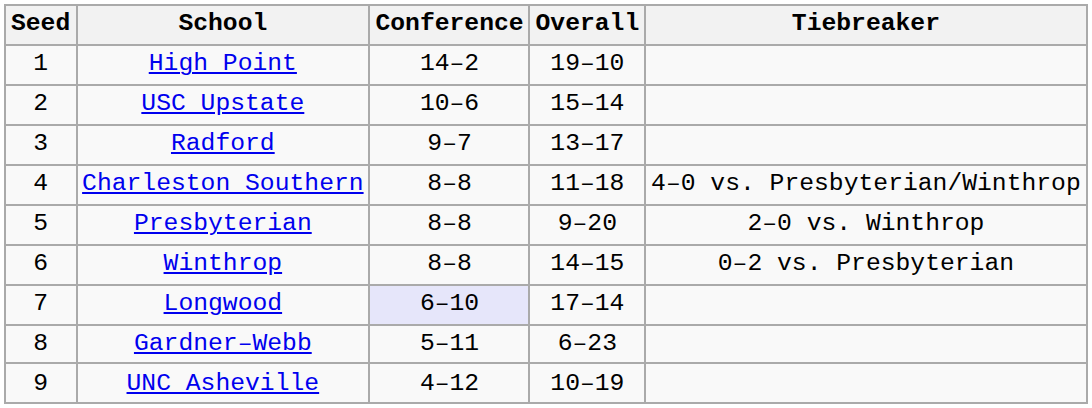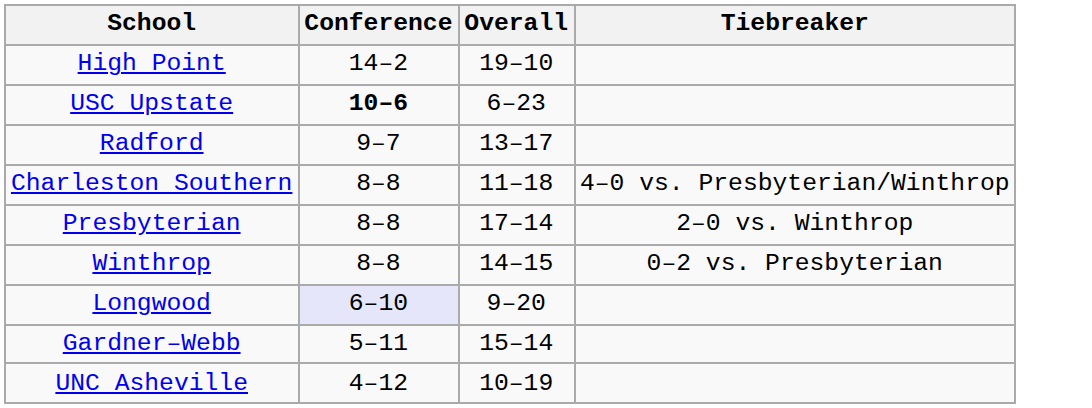- column: (41, 25)
(450, 105) normal -> (378, 105) bold
(587, 105) 15–14 -> (516, 105) 6–23
(587, 225) 9–20 -> (516, 225) 17–14
(587, 304) 17–14 -> (516, 304) 9–20
(587, 344) 6–23 -> (516, 344) 15–14
